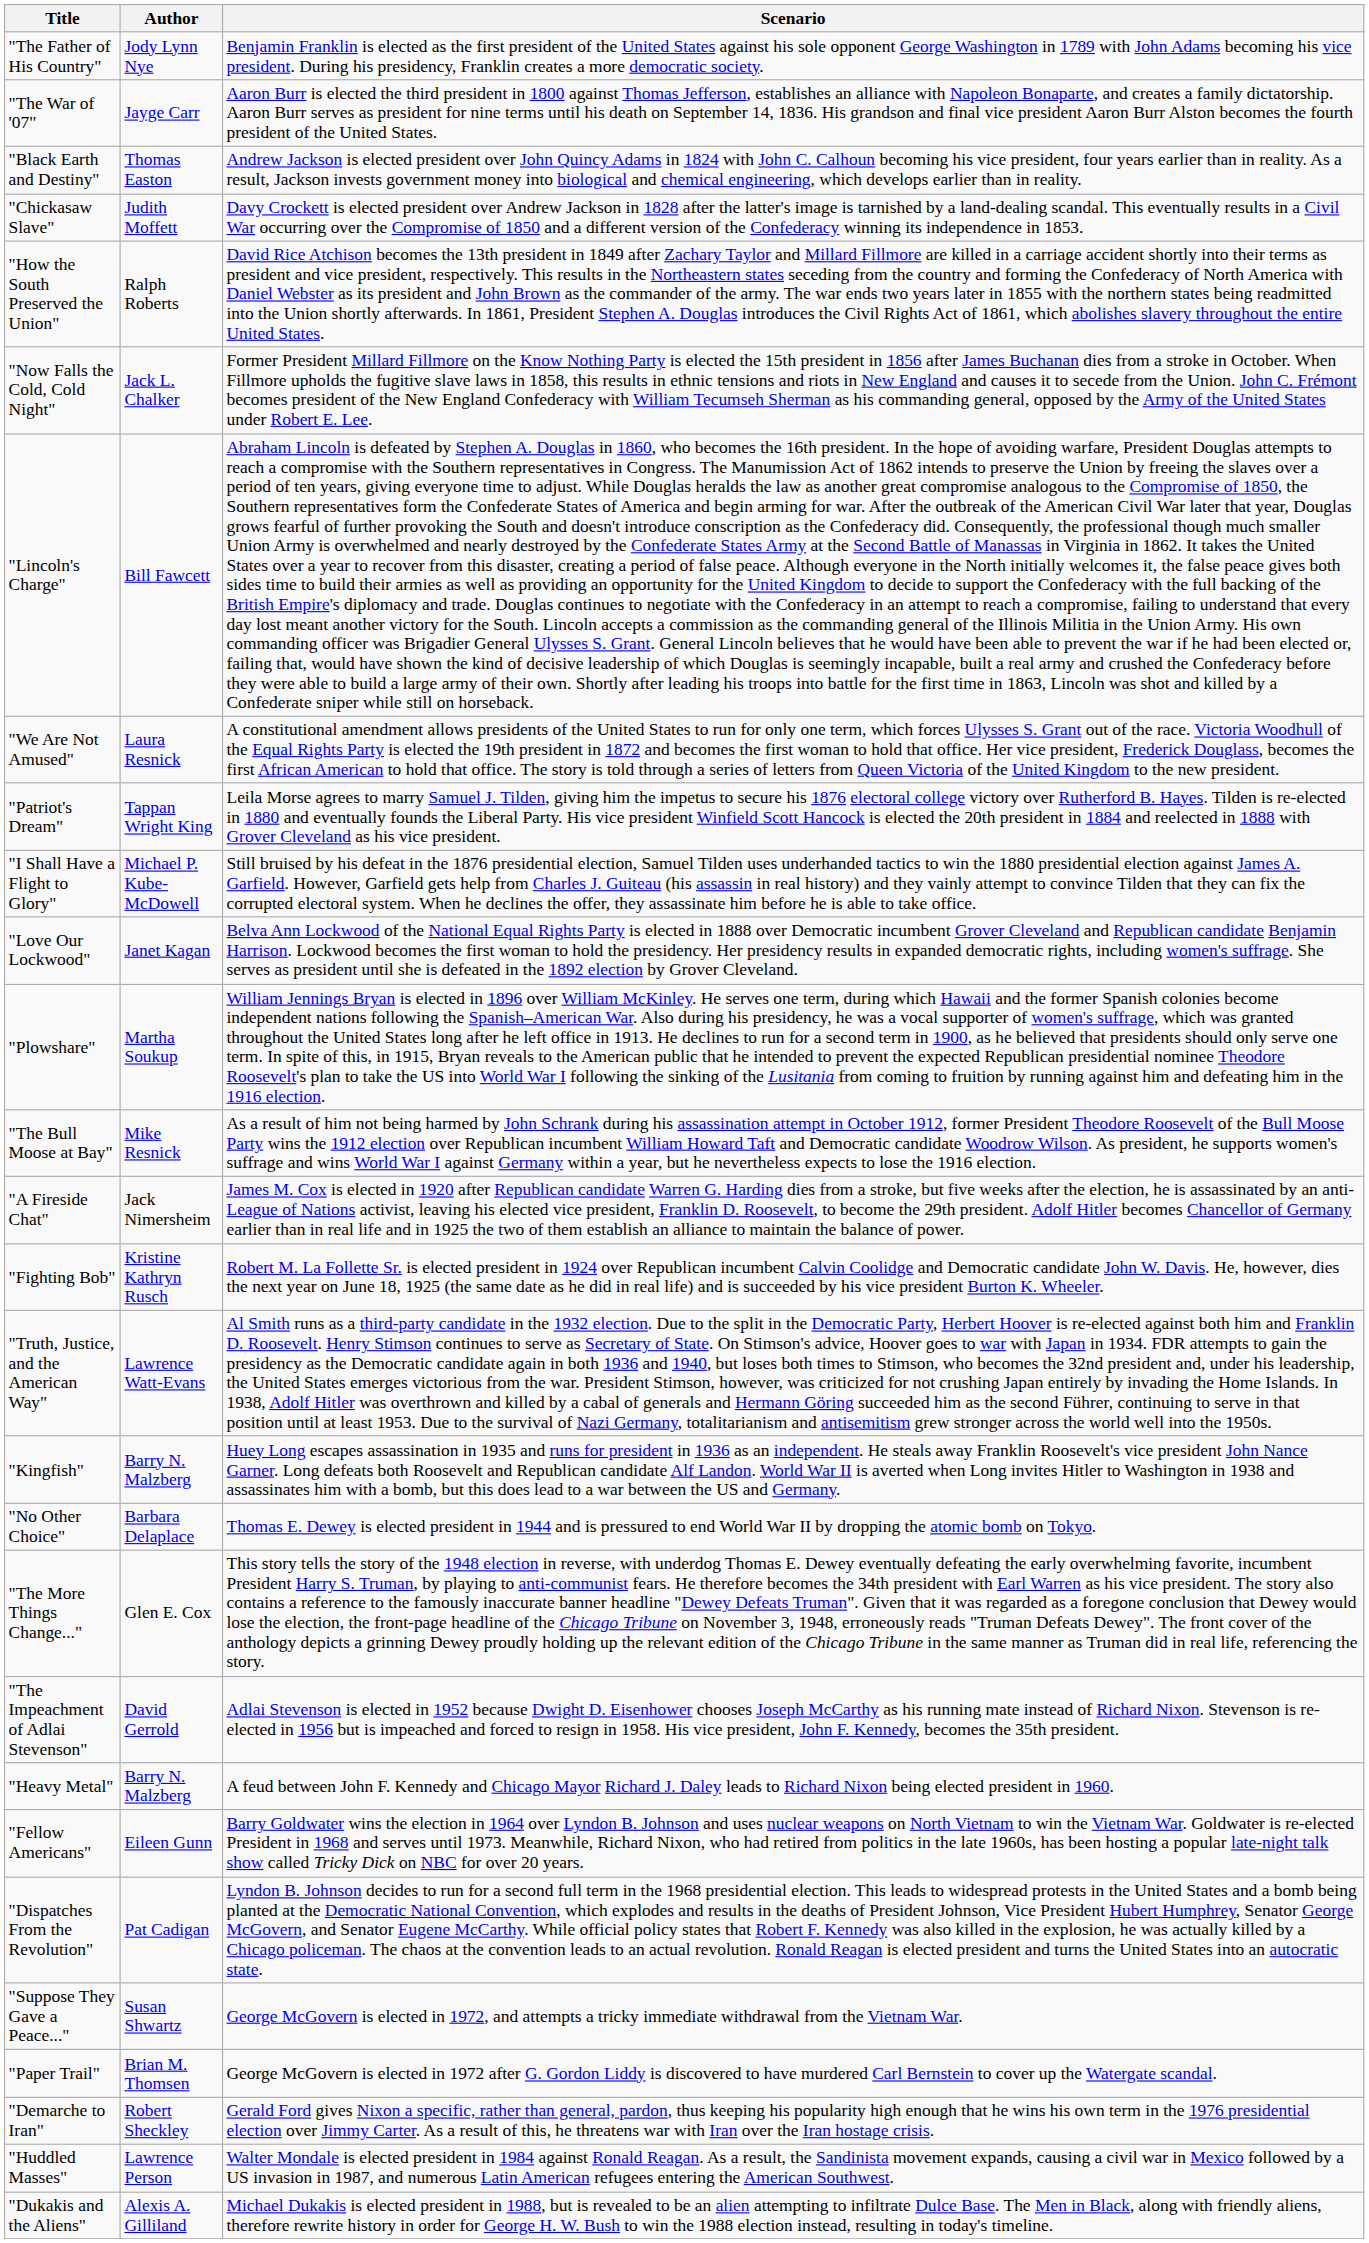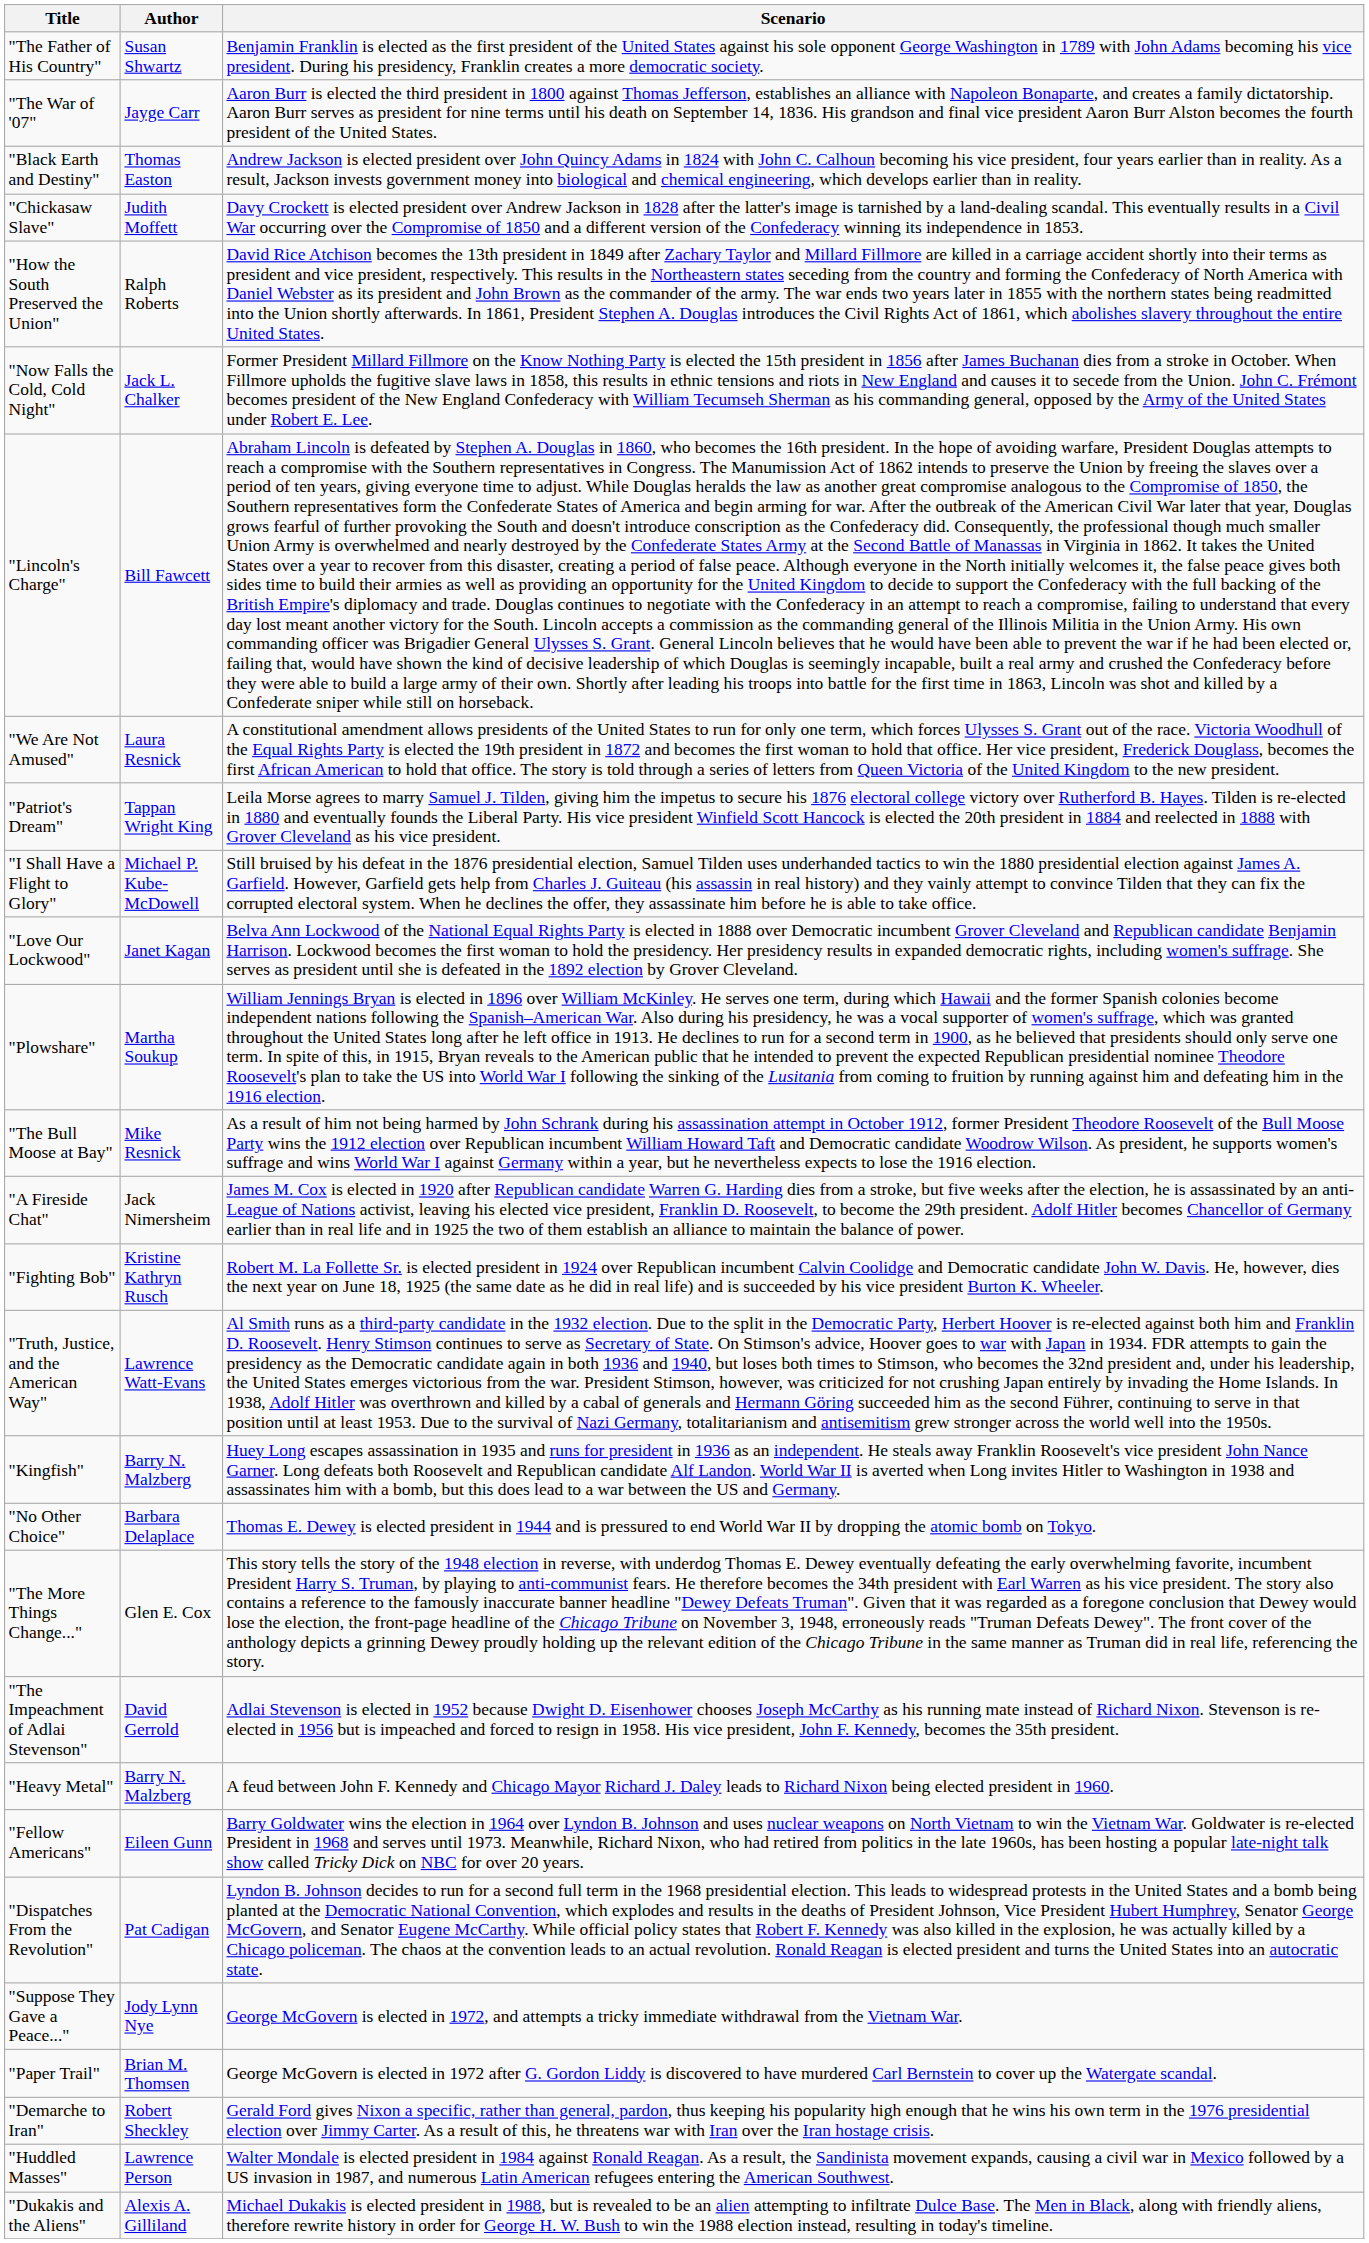(161, 55) Jody Lynn Nye -> (153, 55) Susan Shwartz
(153, 2016) Susan Shwartz -> (161, 2016) Jody Lynn Nye
